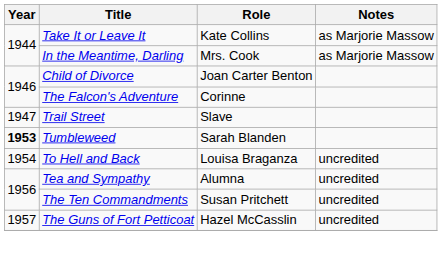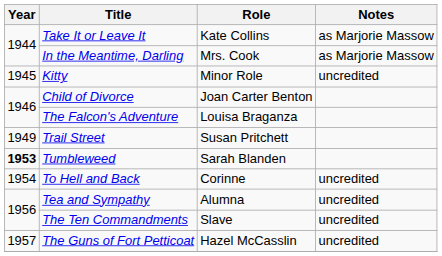+ row: (55, 76)
(223, 96) Corinne -> (249, 117) Louisa Braganza
(22, 117) 1947 -> (22, 138) 1949
(216, 117) Slave -> (244, 138) Susan Pritchett
(249, 158) Louisa Braganza -> (223, 179) Corinne
(244, 199) Susan Pritchett -> (216, 220) Slave
